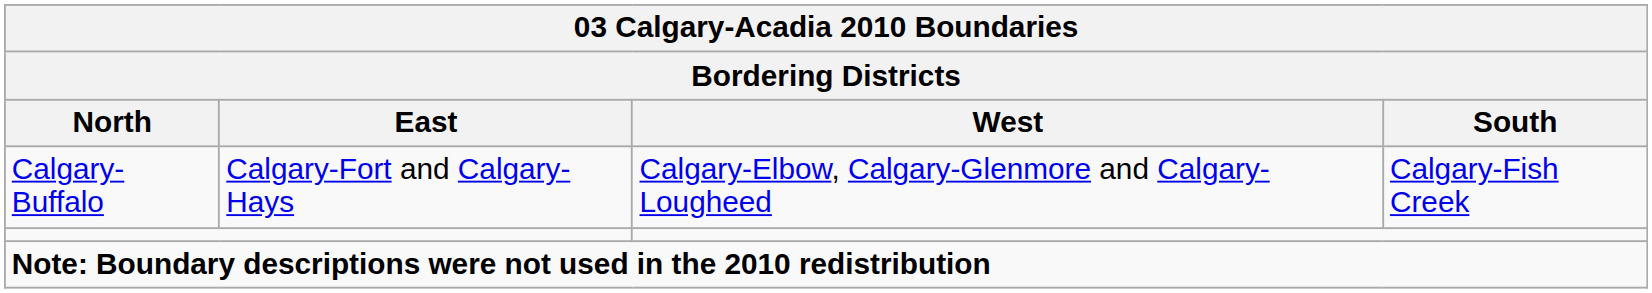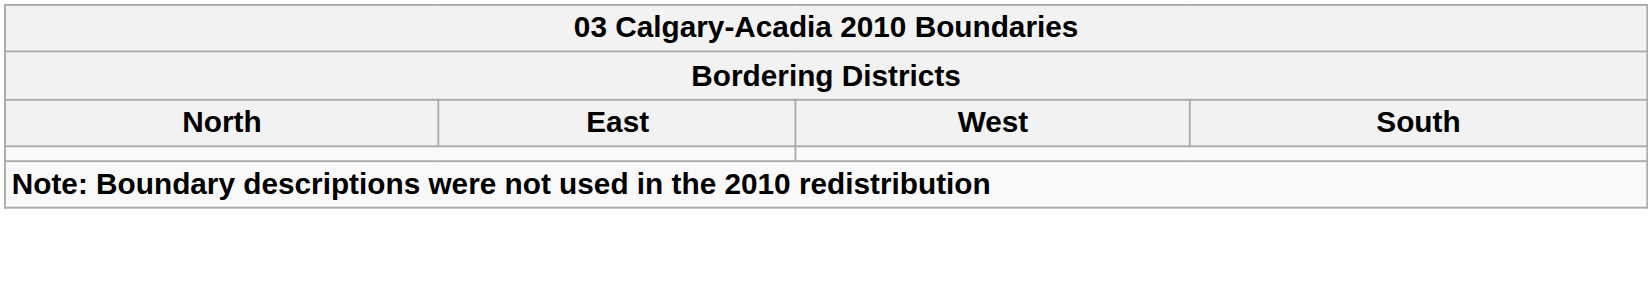- row: (68, 186)
